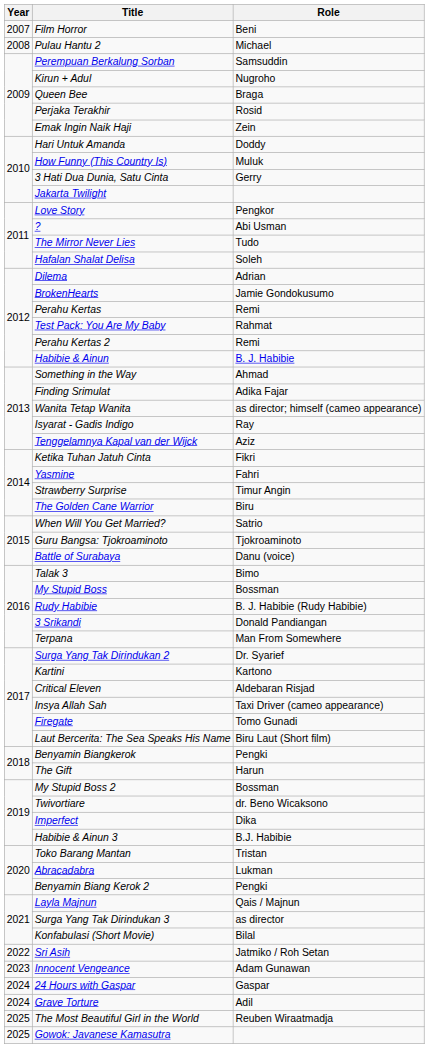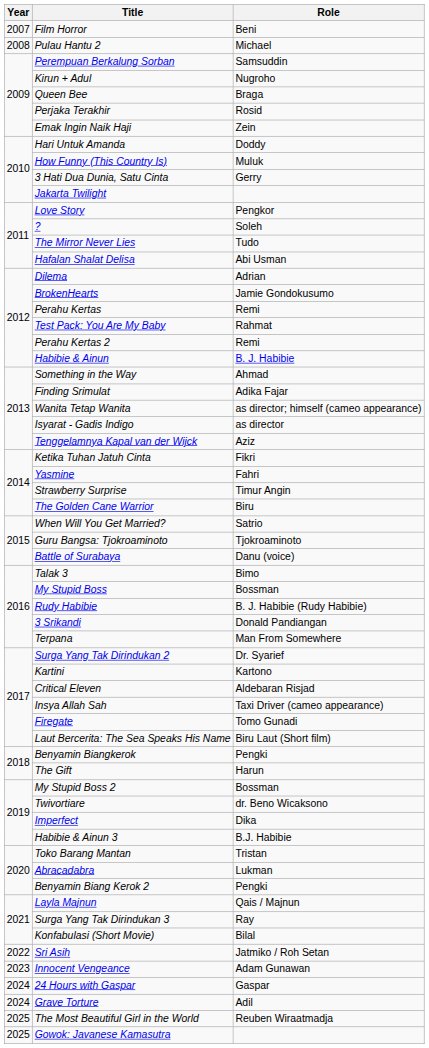(261, 227) Abi Usman -> (249, 227) Soleh
(249, 260) Soleh -> (261, 260) Abi Usman
(245, 425) Ray -> (260, 425) as director
(260, 919) as director -> (245, 919) Ray
